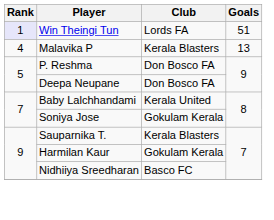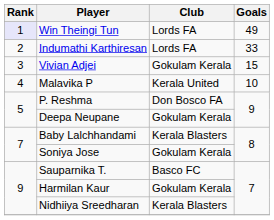(244, 30) 51 -> (252, 30) 49
+ row: (93, 48)
+ row: (67, 65)
(182, 48) Kerala Blasters -> (186, 83) Kerala United
(244, 48) 13 -> (252, 83) 10
(179, 83) Don Bosco FA -> (192, 118) Gokulam Kerala
(178, 100) Kerala United -> (190, 135) Kerala Blasters
(182, 135) Kerala Blasters -> (176, 170) Basco FC
(168, 170) Basco FC -> (190, 205) Kerala Blasters
